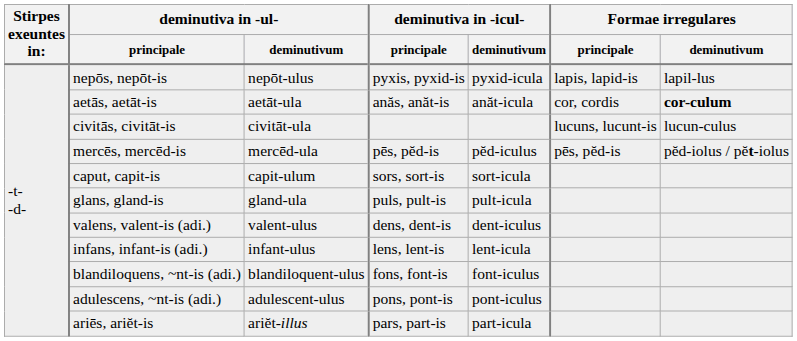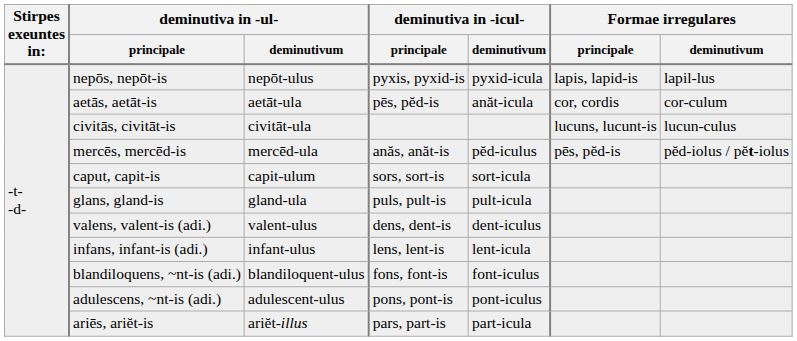(411, 101) anăs, anăt-is -> (406, 101) pēs, pĕd-is
(698, 101) bold -> (696, 101) normal
(406, 151) pēs, pĕd-is -> (411, 151) anăs, anăt-is
